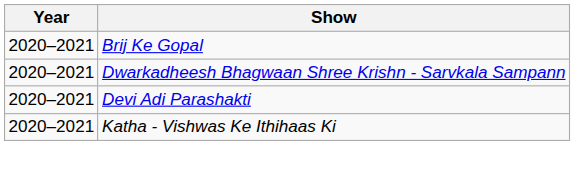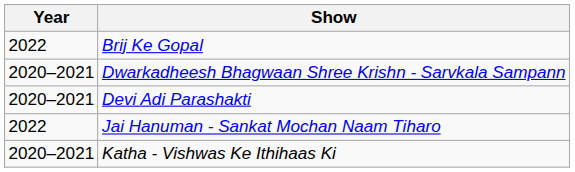(51, 45) 2020–2021 -> (28, 45) 2022
+ row: (271, 126)
